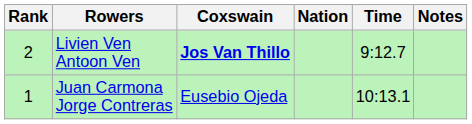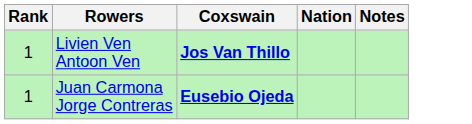- column: (383, 17)
(28, 52) 2 -> (28, 52) 1
(234, 96) normal -> (237, 96) bold
